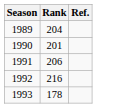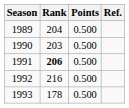+ column: (85, 12)
(54, 45) 201 -> (54, 45) 203
(54, 62) normal -> (54, 62) bold
